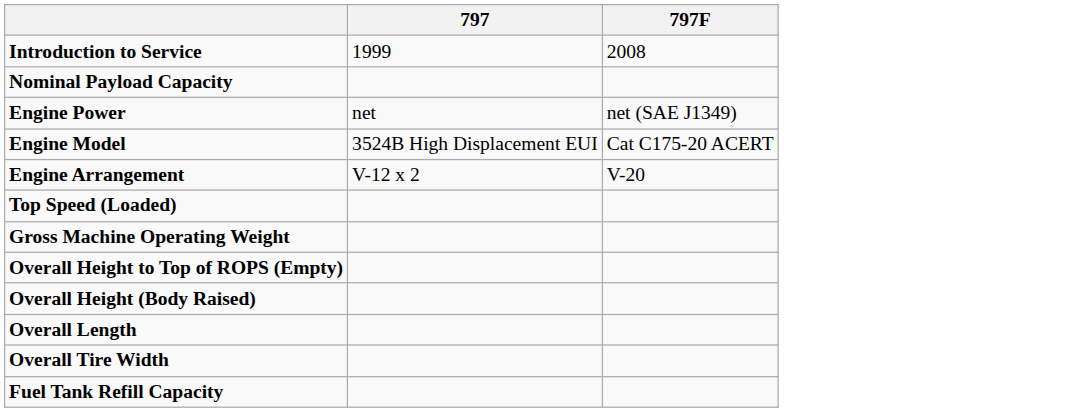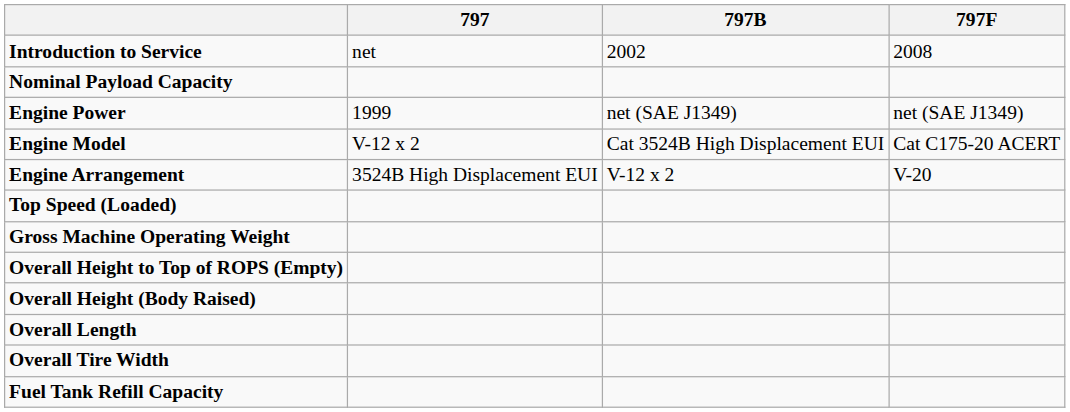+ column: (745, 19)
(372, 50) 1999 -> (364, 50) net
(364, 112) net -> (372, 112) 1999
(475, 143) 3524B High Displacement EUI -> (386, 143) V-12 x 2
(386, 174) V-12 x 2 -> (475, 174) 3524B High Displacement EUI
